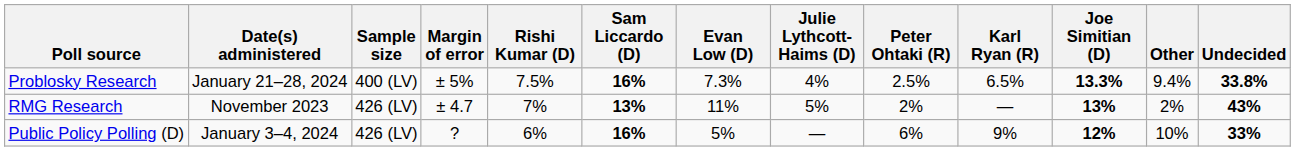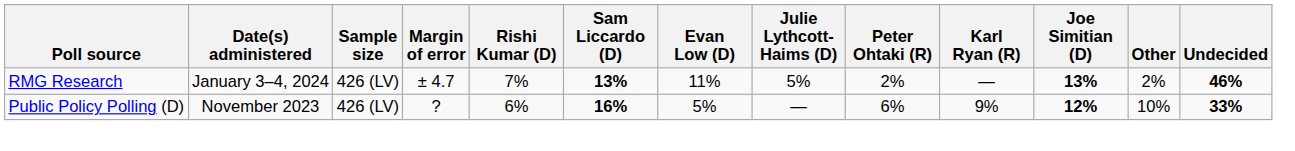- row: (83, 81)
(270, 107) November 2023 -> (260, 81) January 3–4, 2024
(1244, 107) 43% -> (1226, 81) 46%
(270, 133) January 3–4, 2024 -> (260, 107) November 2023
